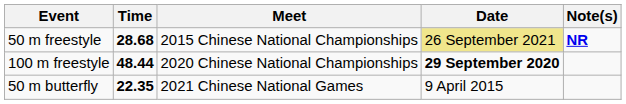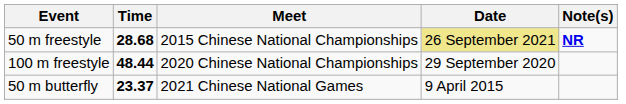(492, 63) bold -> (490, 63) normal
(135, 87) 22.35 -> (135, 87) 23.37
